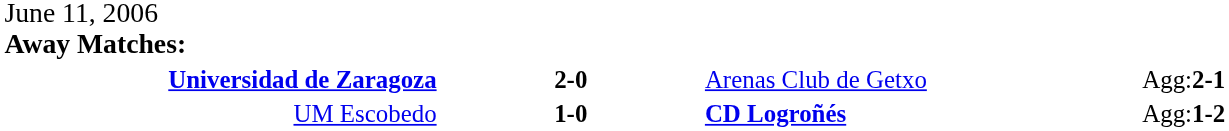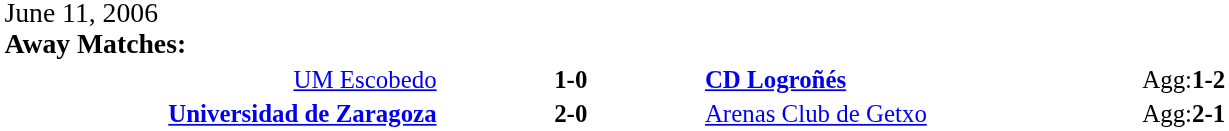rows swapped: (302, 79) <-> (365, 114)
